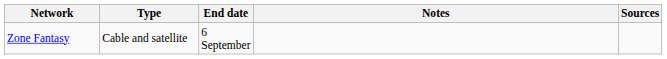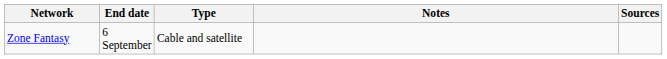columns swapped: (149, 13) <-> (226, 13)
